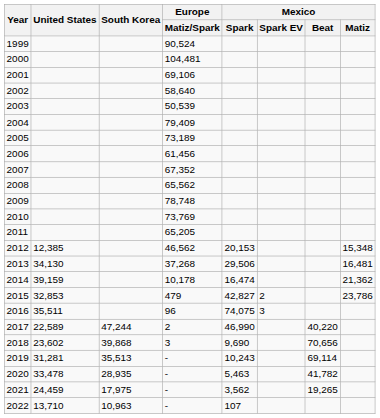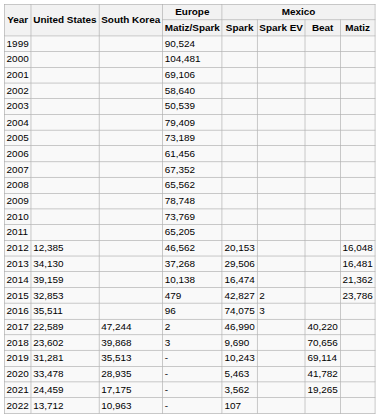(358, 248) 15,348 -> (358, 248) 16,048
(180, 279) 10,178 -> (180, 279) 10,138
(116, 389) 17,975 -> (116, 389) 17,175
(48, 405) 13,710 -> (48, 405) 13,712
